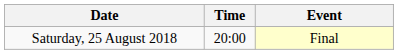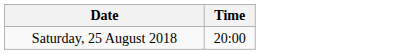- column: (324, 15)
